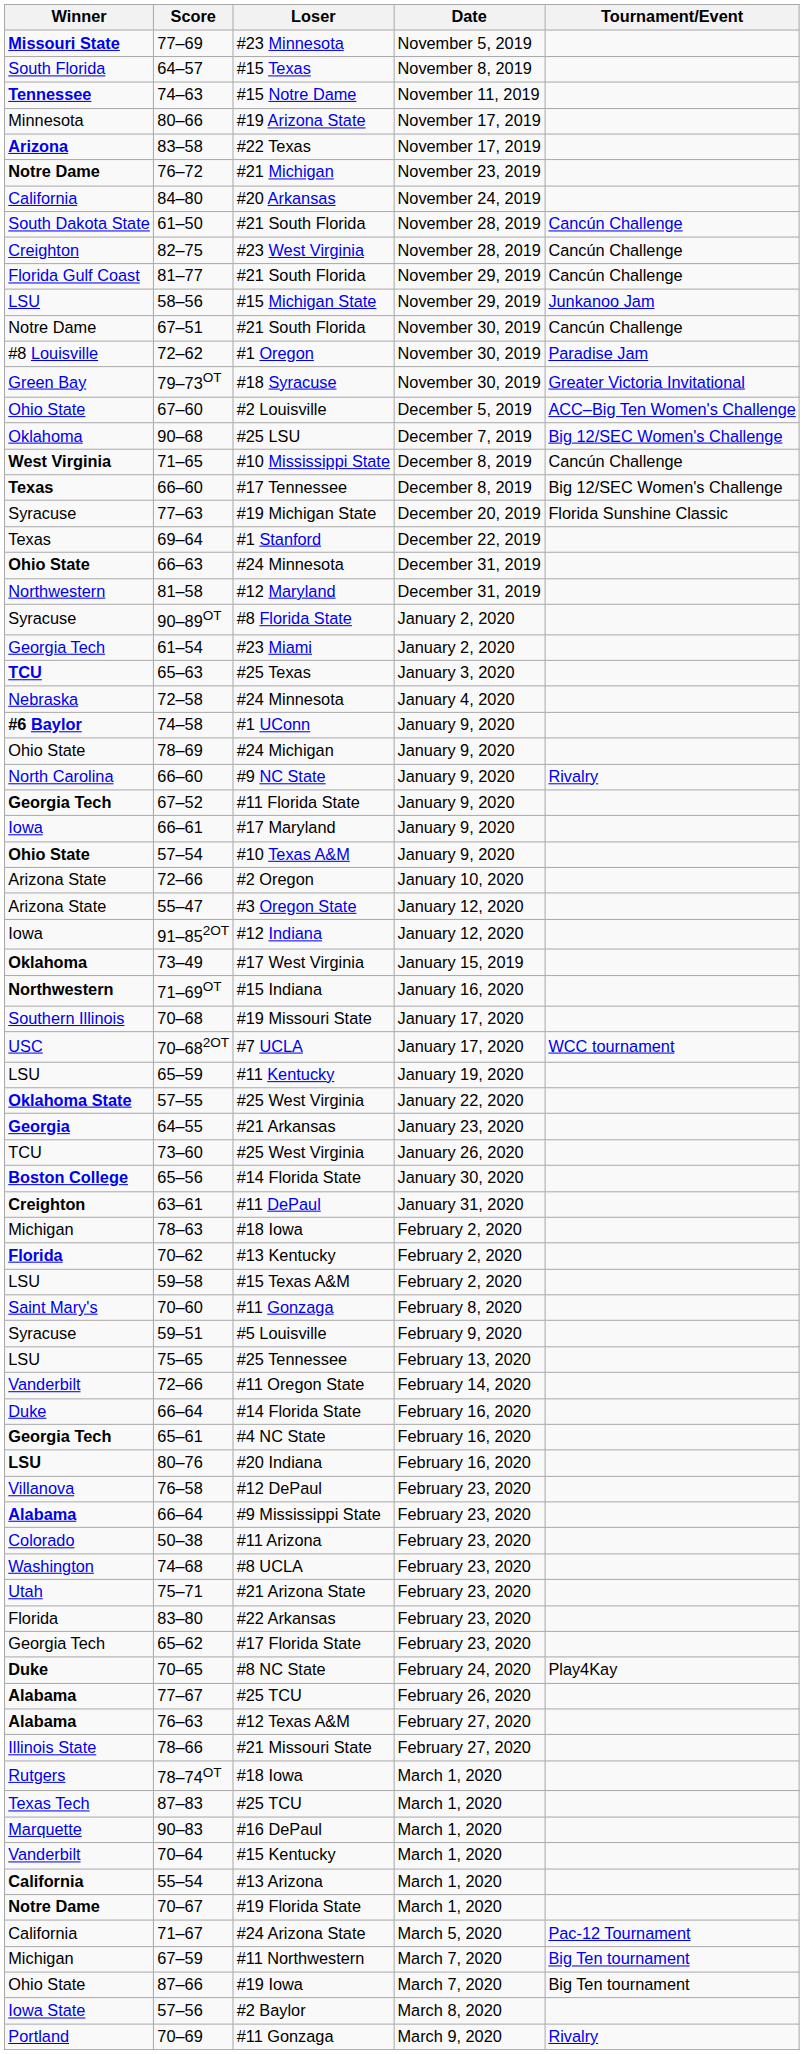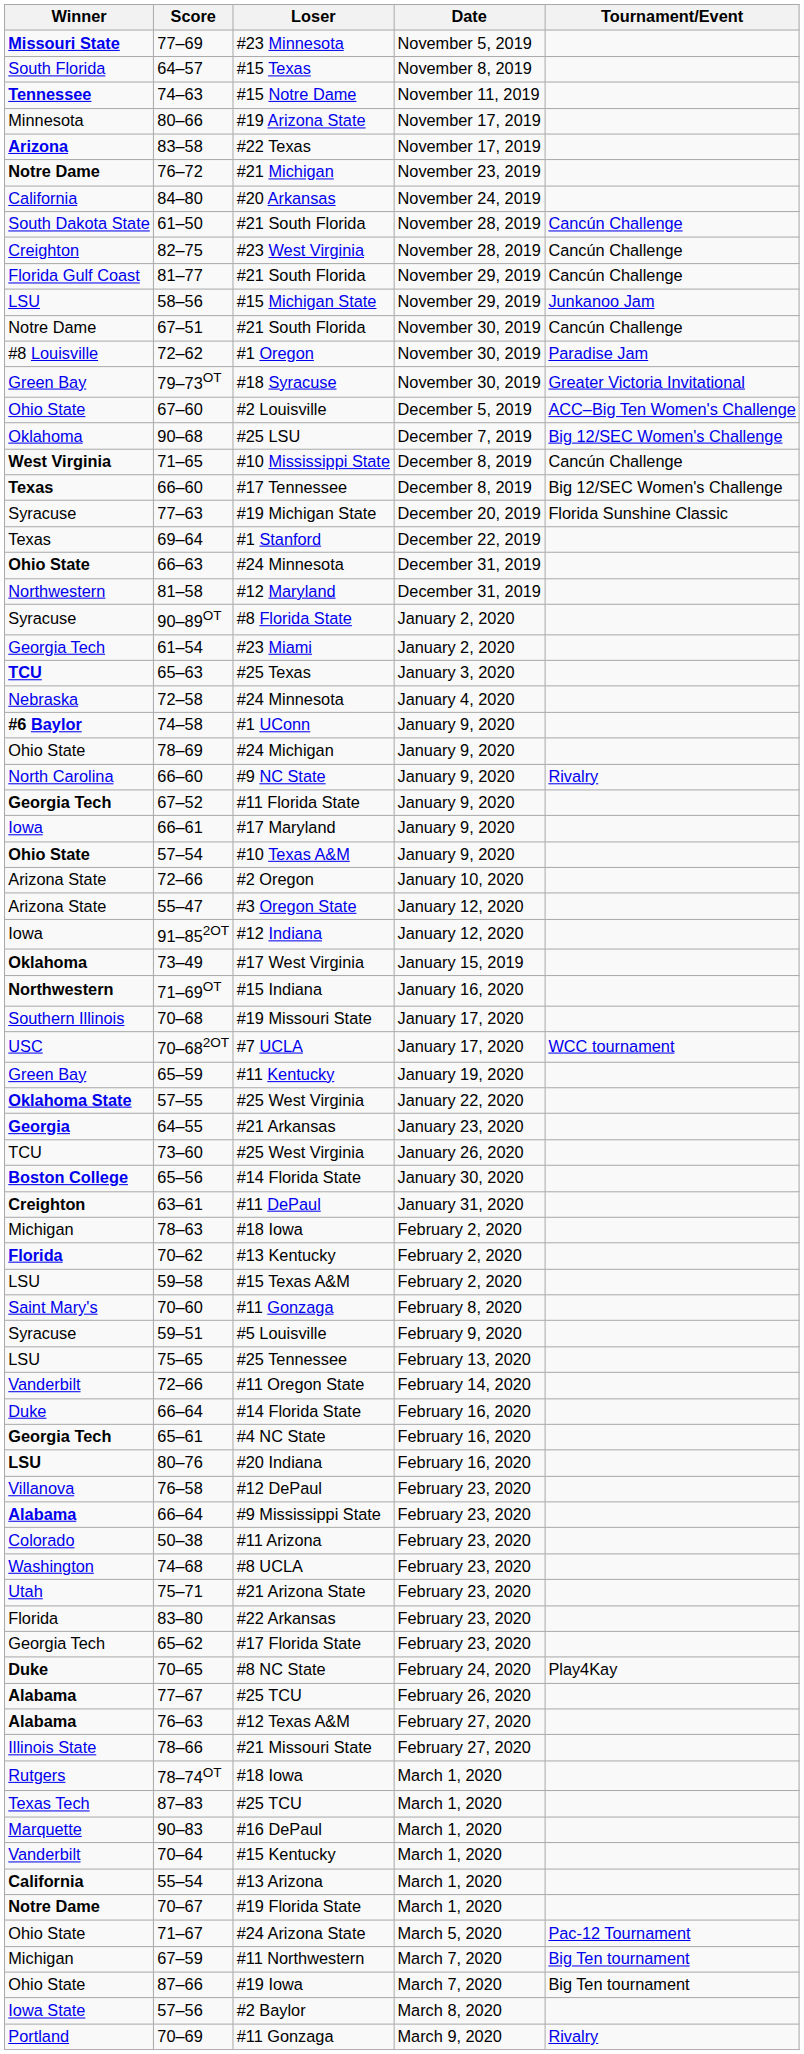(24, 1074) LSU -> (47, 1074) Green Bay
(43, 1933) California -> (47, 1933) Ohio State
